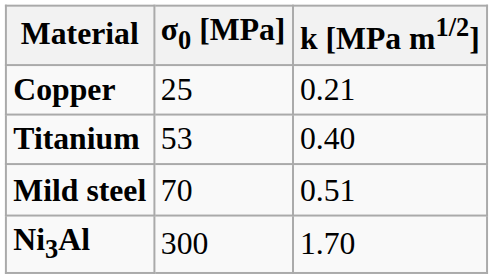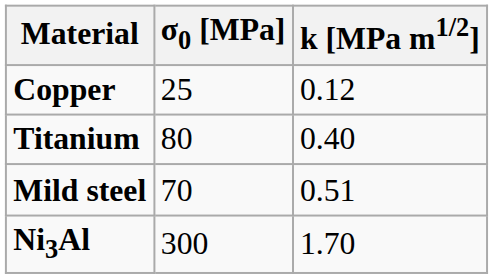(328, 89) 0.21 -> (328, 89) 0.12
(177, 139) 53 -> (177, 139) 80
